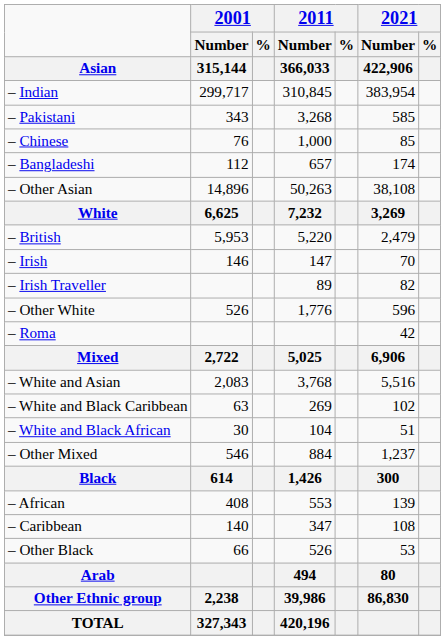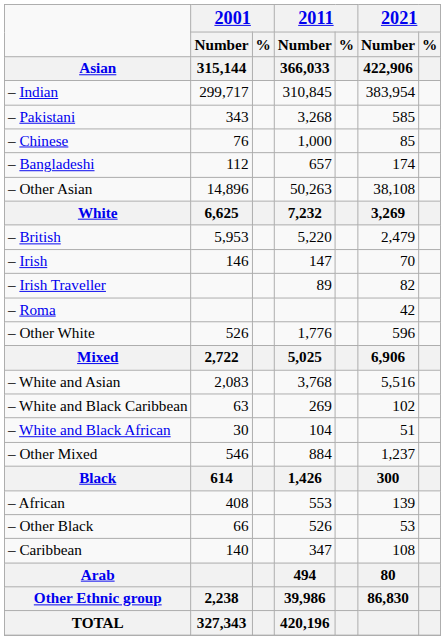rows swapped: (32, 333) <-> (51, 309)
rows swapped: (45, 526) <-> (51, 550)
